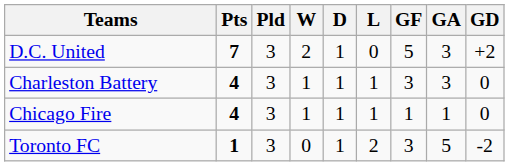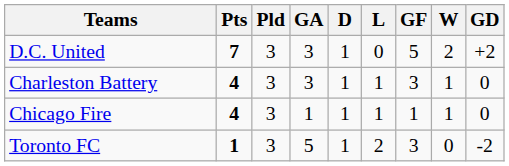columns swapped: (306, 20) <-> (446, 20)
